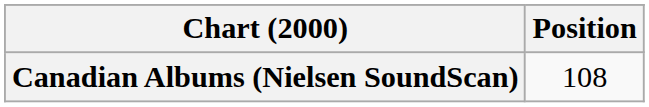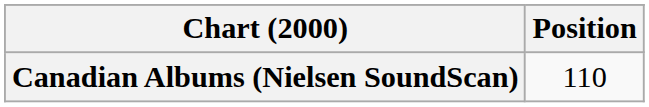(585, 76) 108 -> (585, 76) 110
